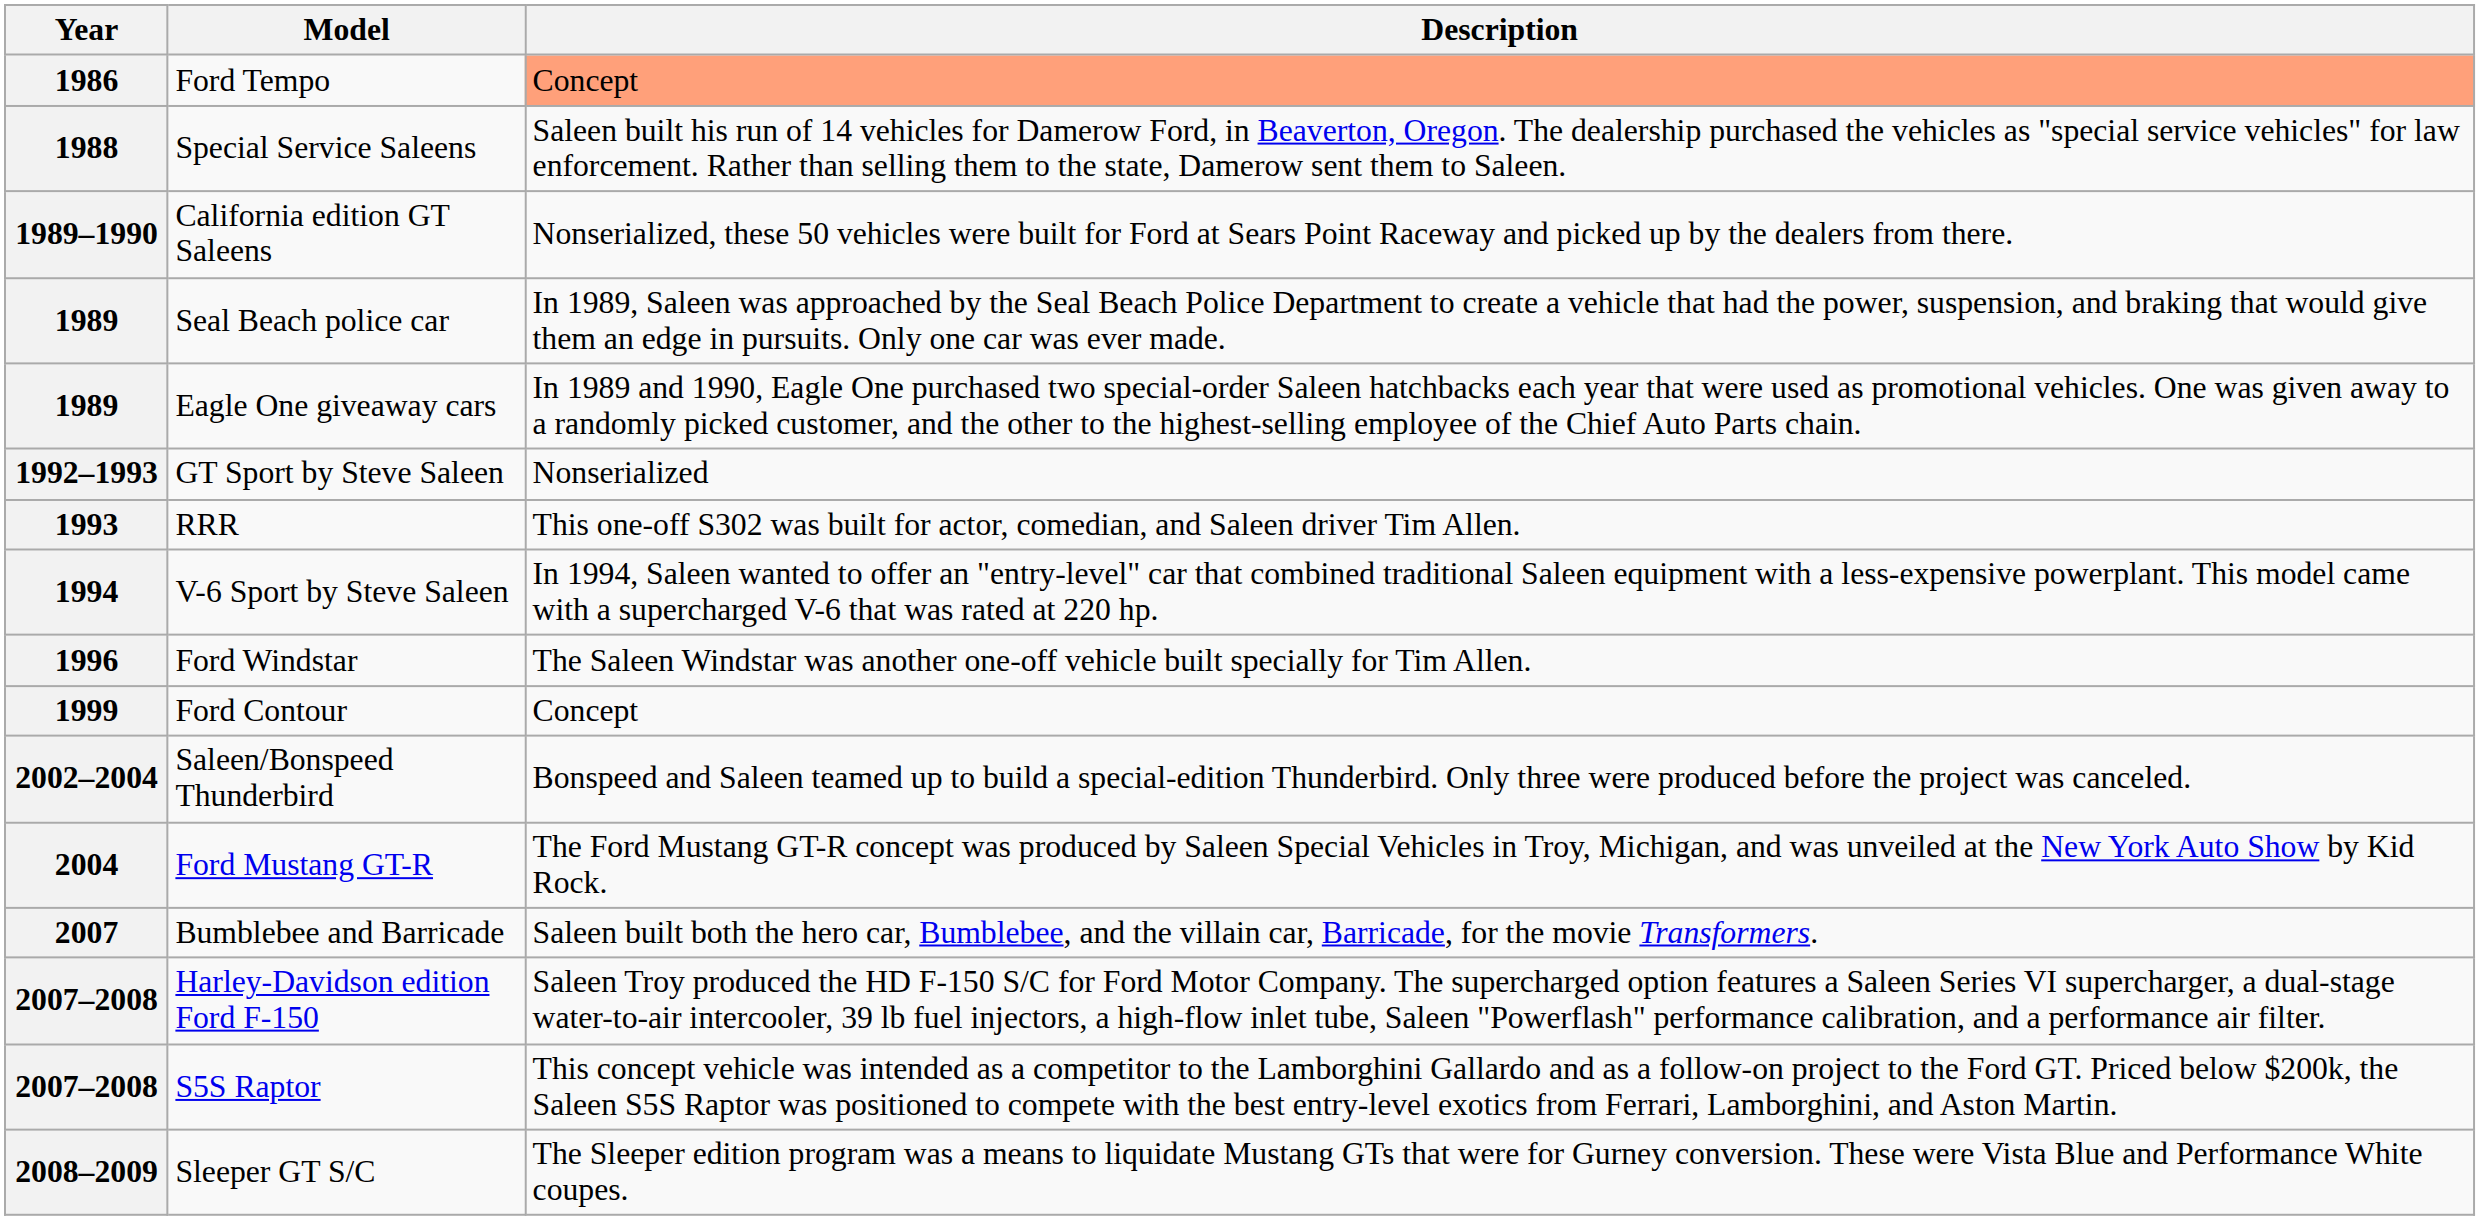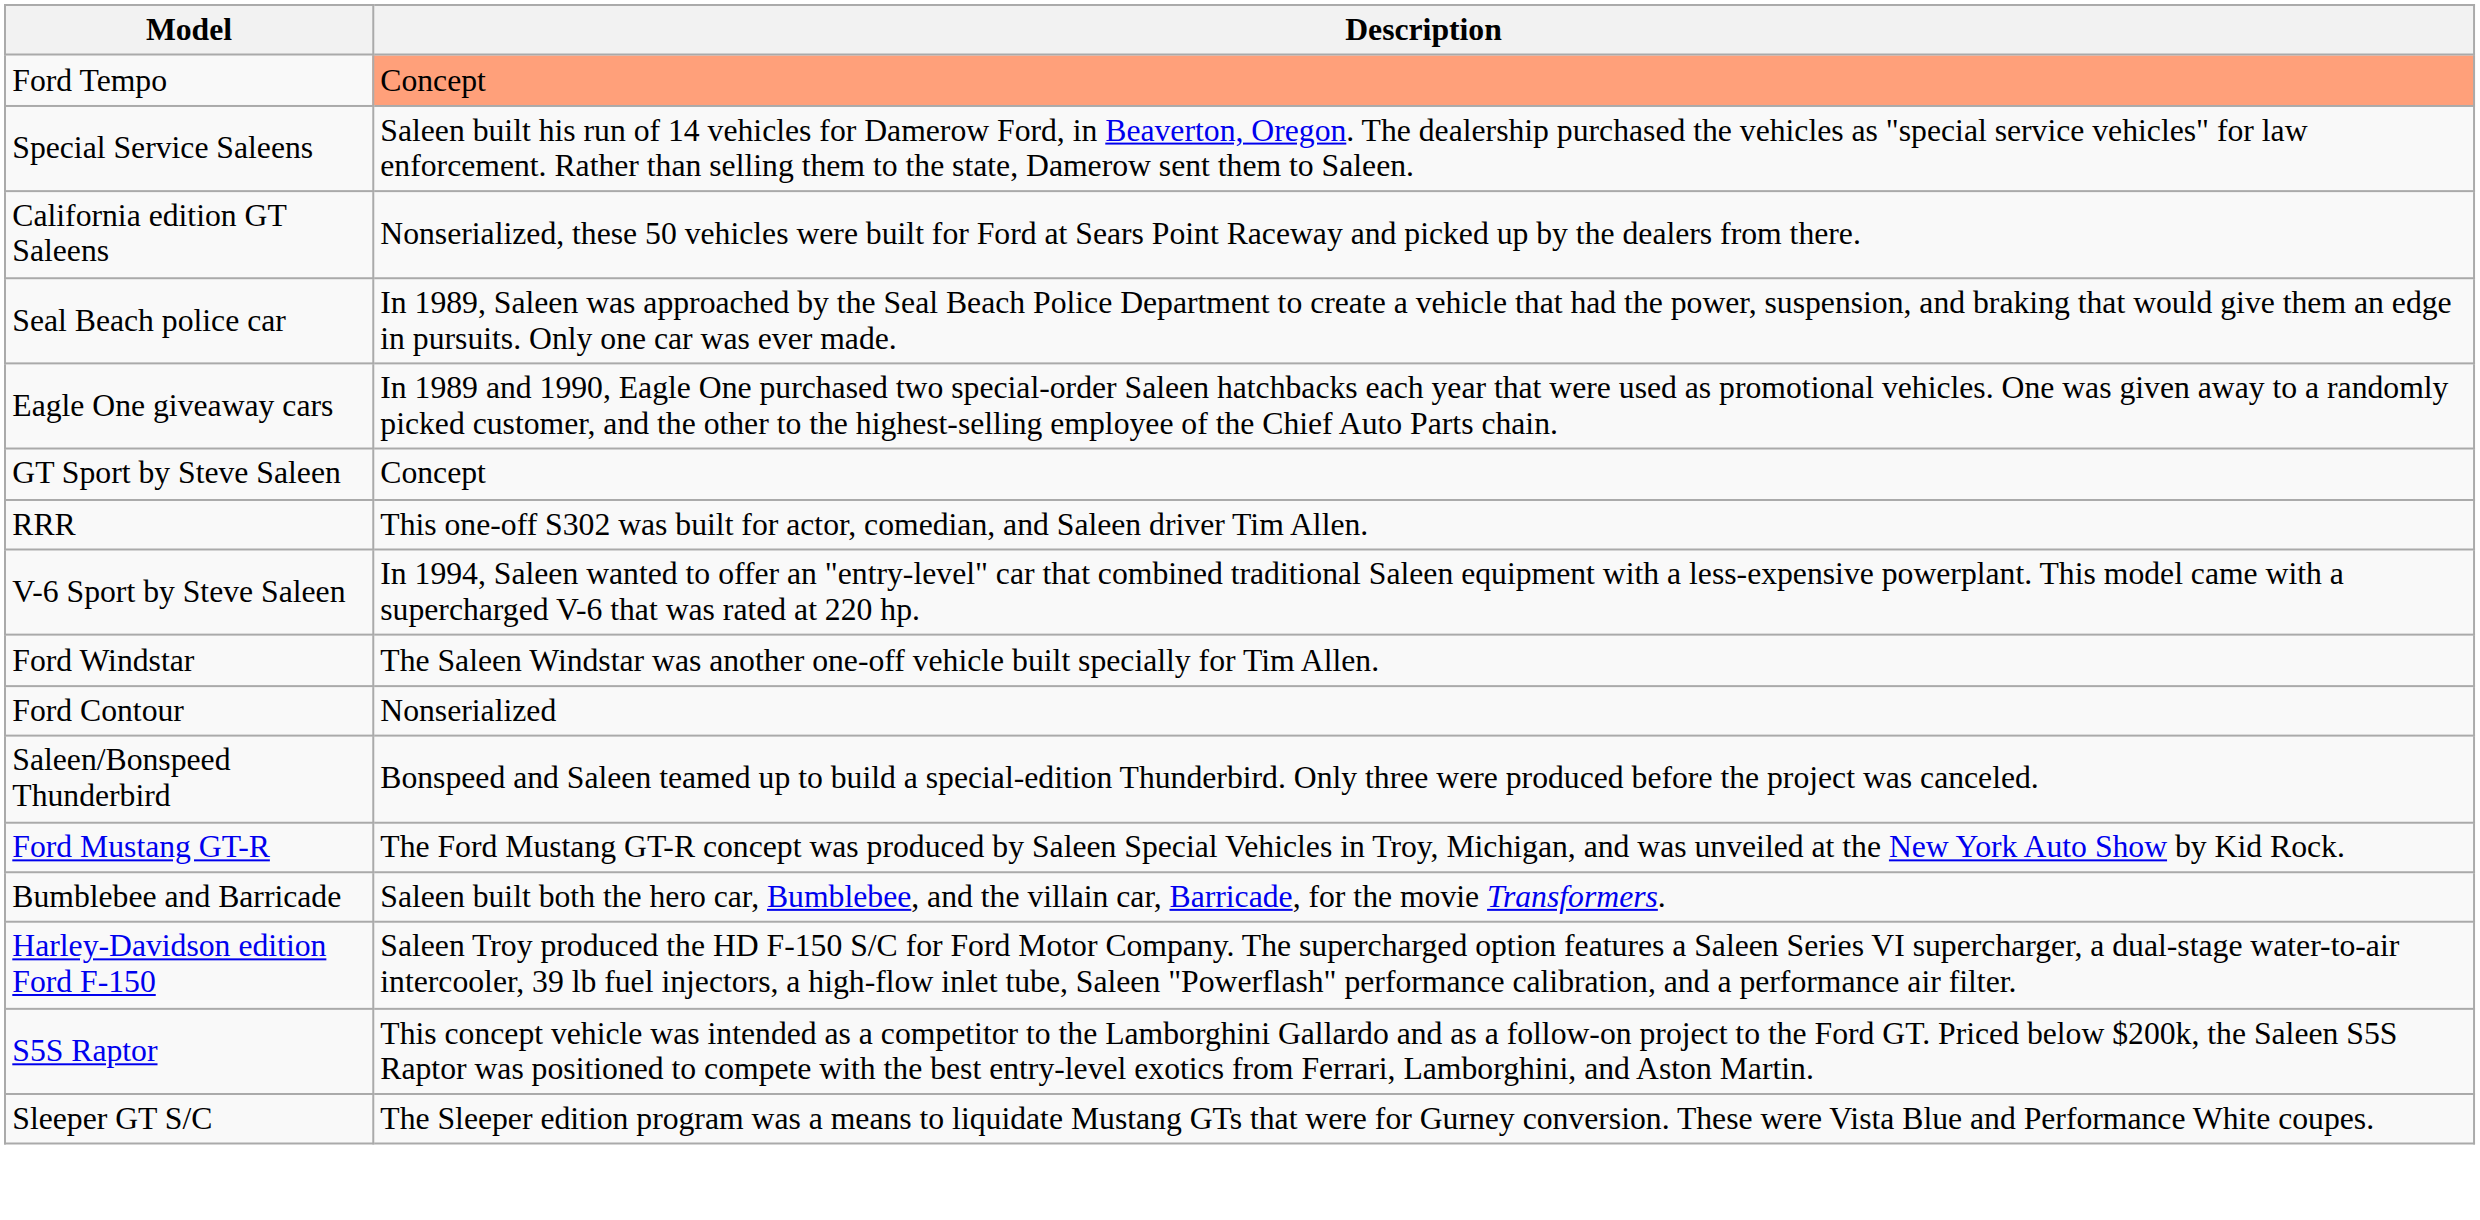- column: (87, 29)
(621, 473) Nonserialized -> (433, 473) Concept
(585, 710) Concept -> (468, 710) Nonserialized
